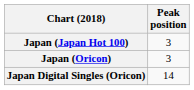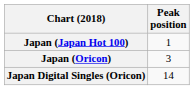(168, 42) 3 -> (168, 42) 1
